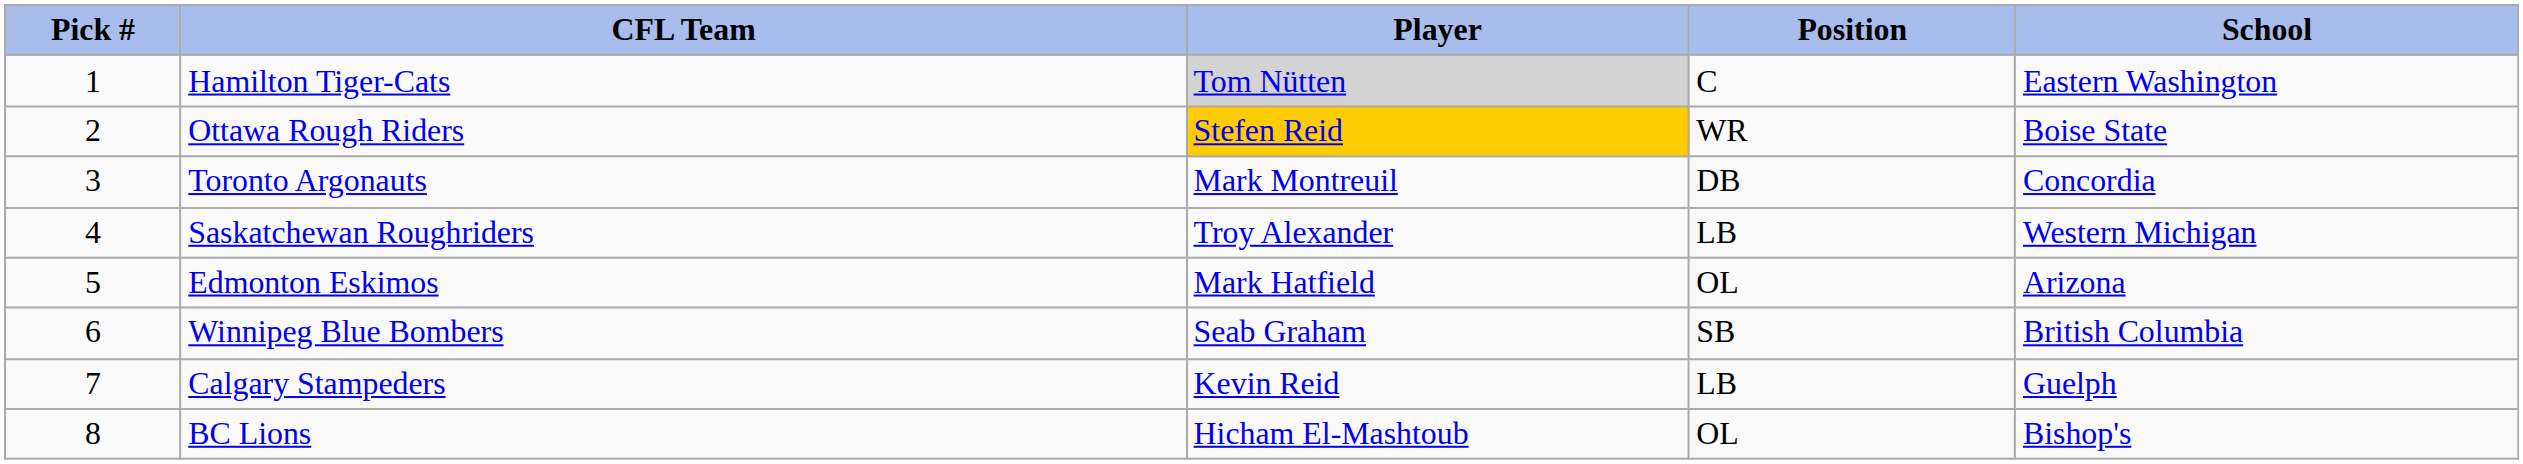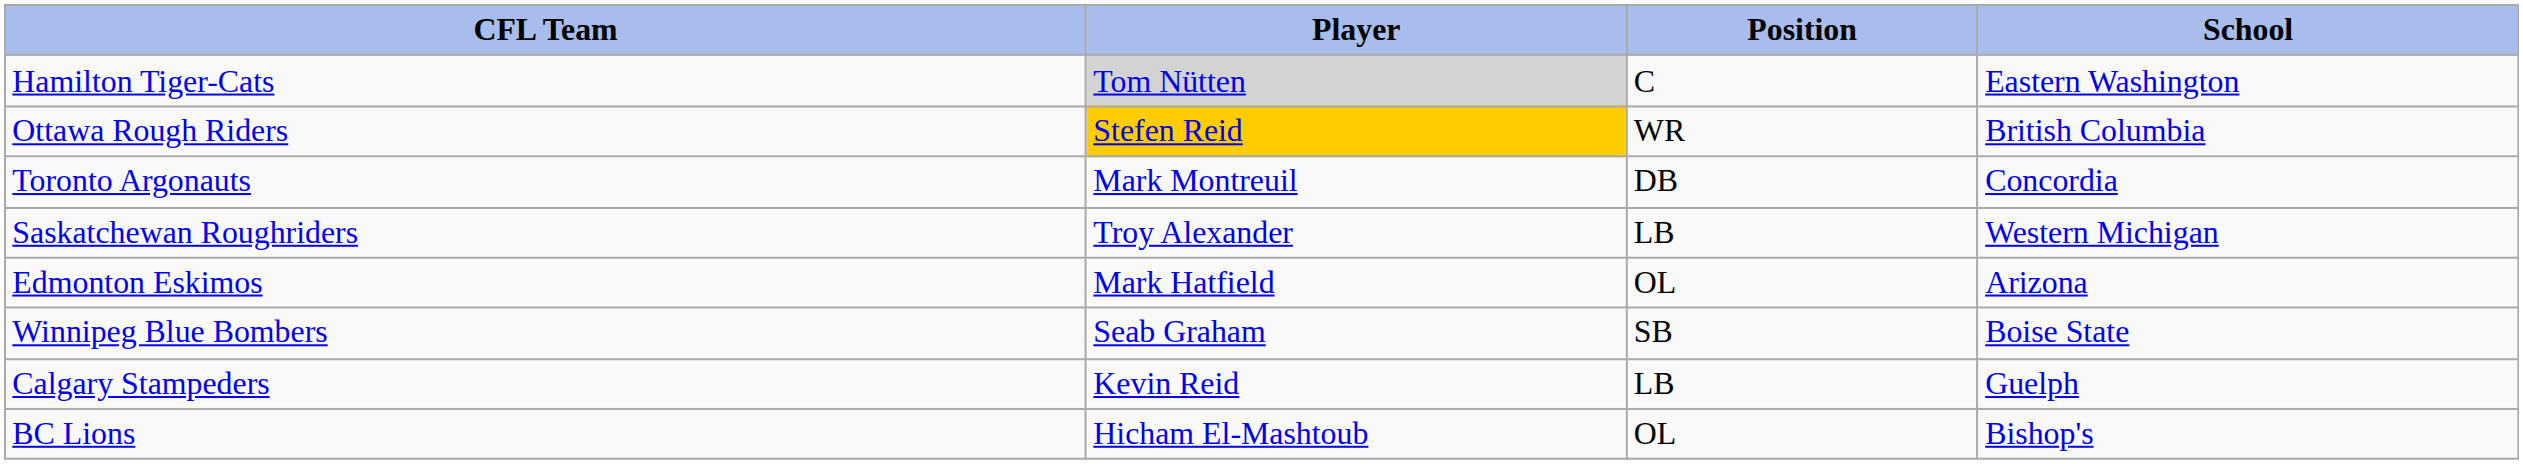- column: (93, 29)
(2095, 130) Boise State -> (2095, 130) British Columbia
(2133, 332) British Columbia -> (2057, 332) Boise State
